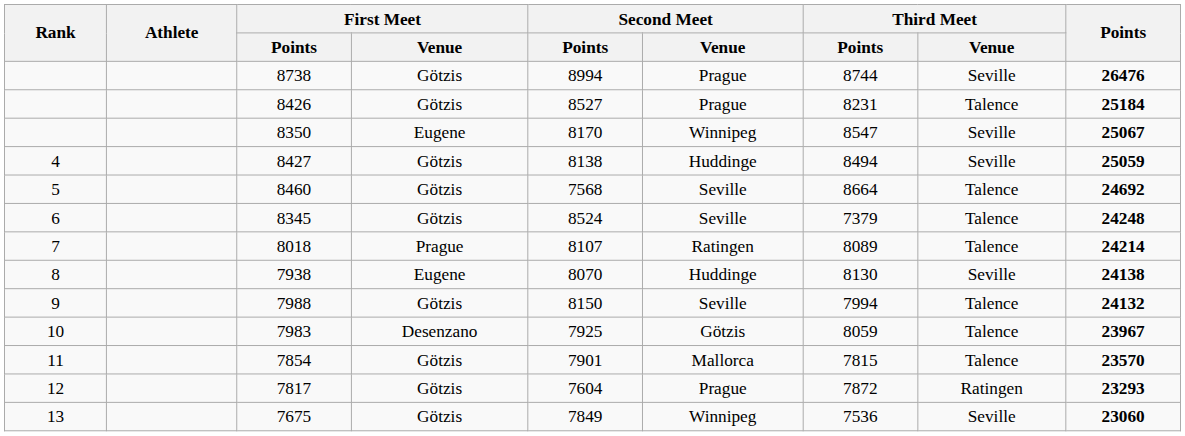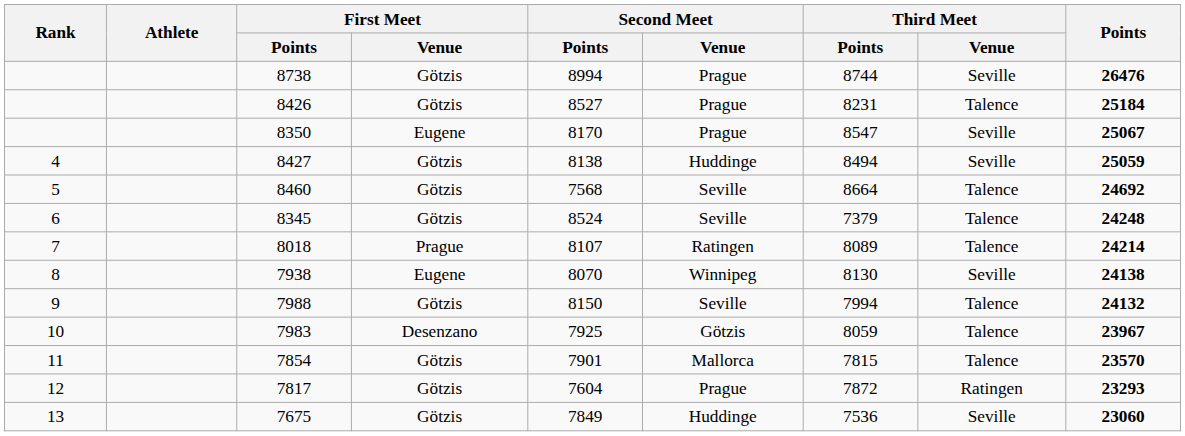(723, 132) Winnipeg -> (723, 132) Prague
(723, 274) Huddinge -> (723, 274) Winnipeg
(723, 416) Winnipeg -> (723, 416) Huddinge
